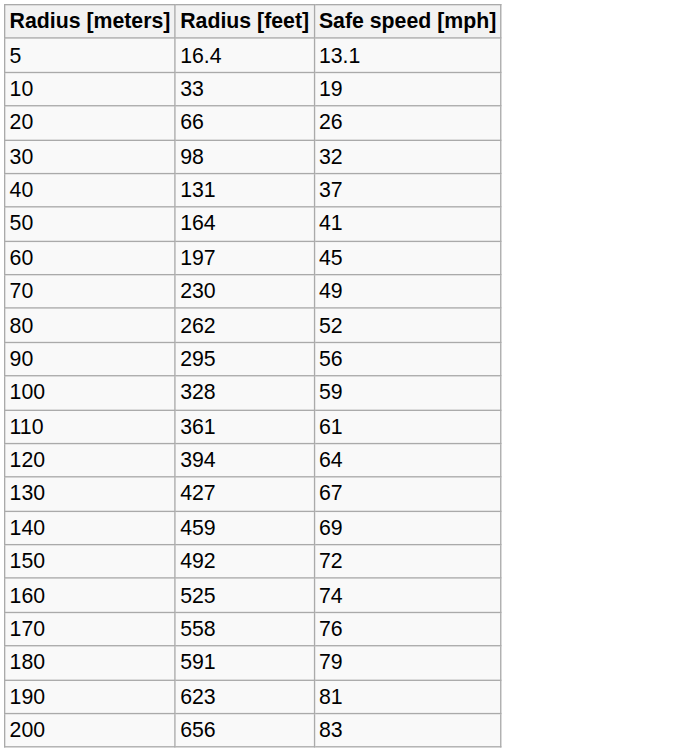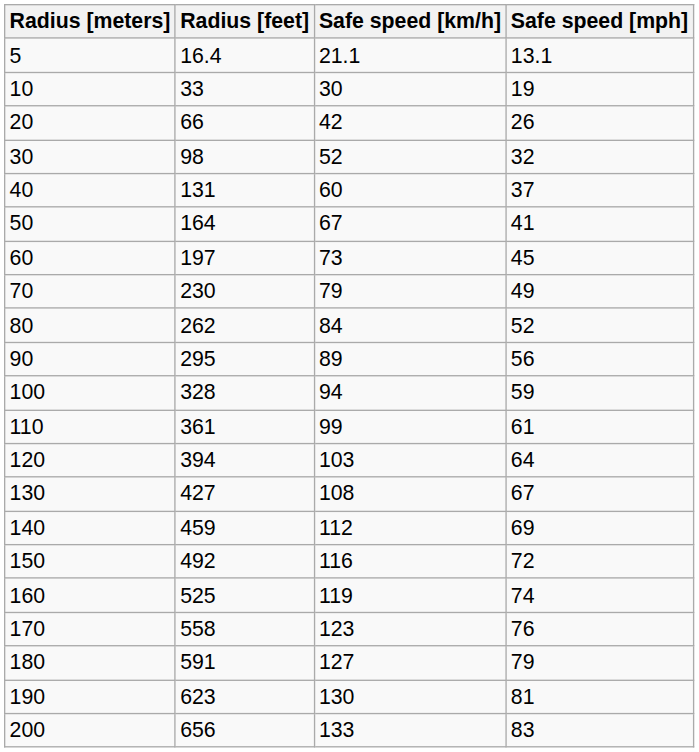+ column: (410, 21)
